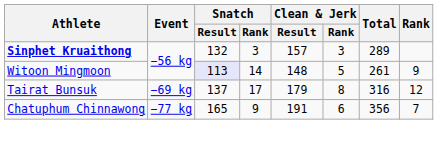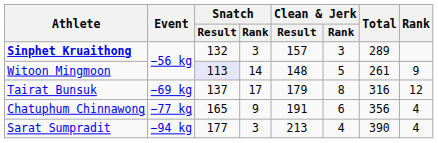(416, 109) 7 -> (416, 109) 4
+ row: (59, 128)
